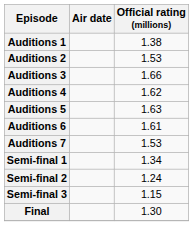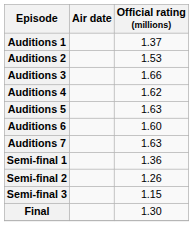(151, 42) 1.38 -> (151, 42) 1.37
(151, 127) 1.61 -> (151, 127) 1.60
(151, 144) 1.53 -> (151, 144) 1.63
(151, 161) 1.34 -> (151, 161) 1.36
(151, 178) 1.24 -> (151, 178) 1.26
